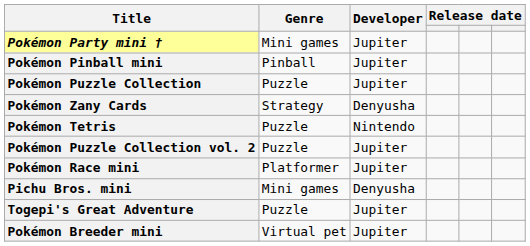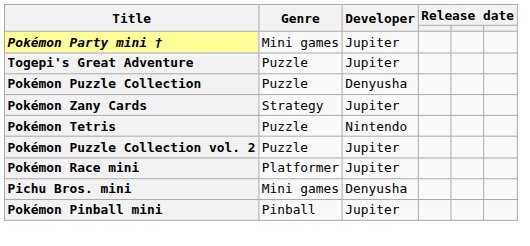rows swapped: (85, 63) <-> (101, 210)
(380, 84) Jupiter -> (376, 84) Denyusha
(384, 105) Denyusha -> (372, 105) Jupiter
- row: (85, 231)
